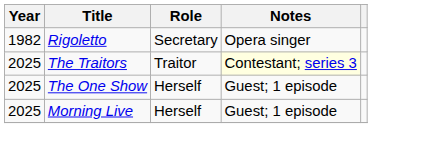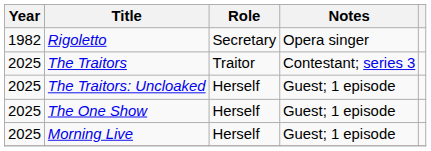(291, 63) lightyellow background -> (349, 63) no background
+ row: (127, 87)
